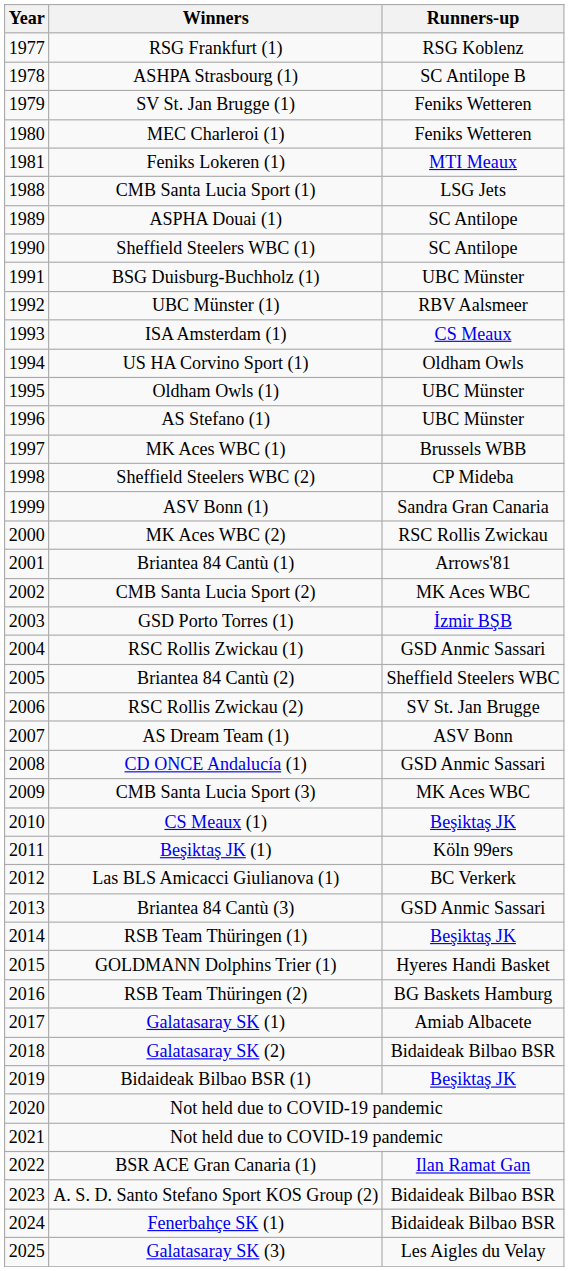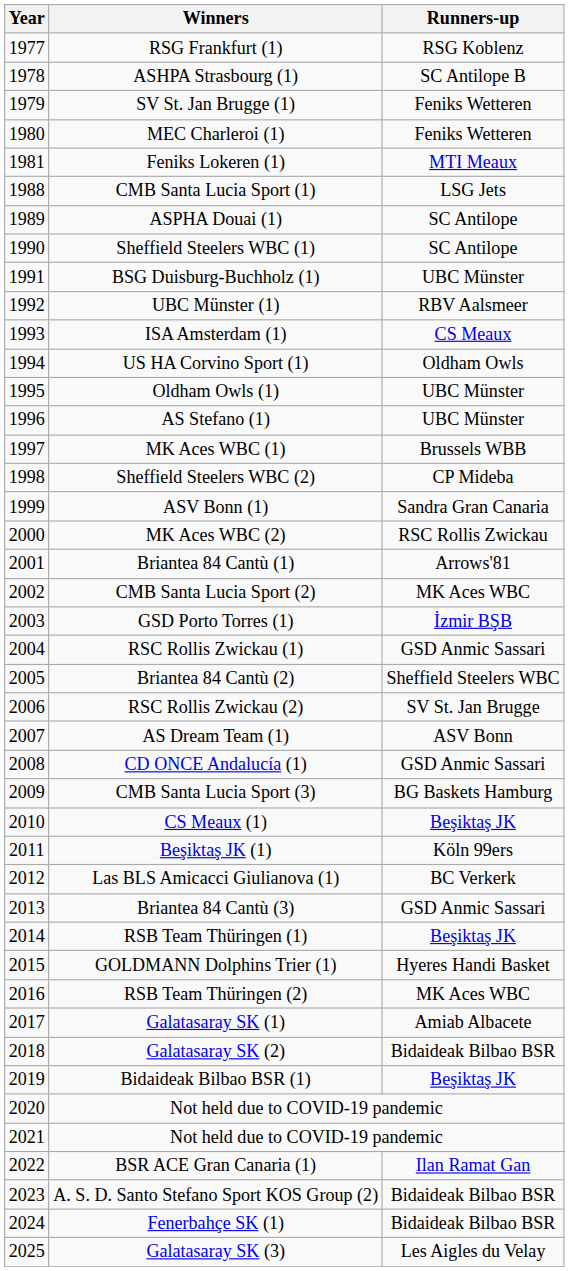(473, 793) MK Aces WBC -> (473, 793) BG Baskets Hamburg
(473, 993) BG Baskets Hamburg -> (473, 993) MK Aces WBC
